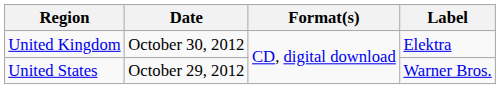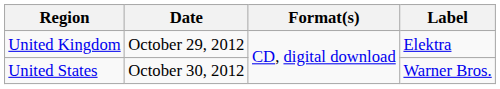(186, 44) October 30, 2012 -> (186, 44) October 29, 2012
(186, 70) October 29, 2012 -> (186, 70) October 30, 2012
